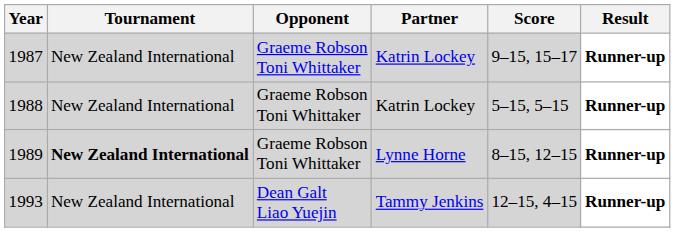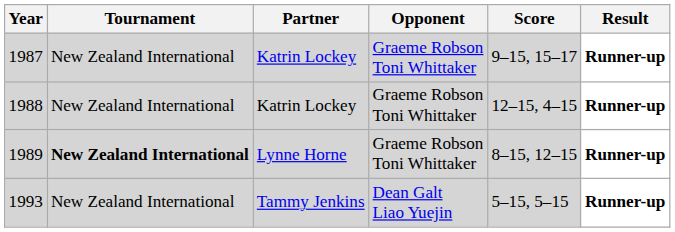columns swapped: (430, 19) <-> (312, 19)
(530, 105) 5–15, 5–15 -> (534, 105) 12–15, 4–15
(534, 202) 12–15, 4–15 -> (530, 202) 5–15, 5–15
